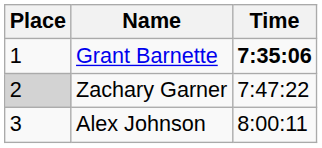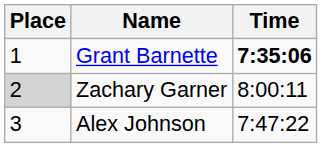(273, 90) 7:47:22 -> (273, 90) 8:00:11
(273, 124) 8:00:11 -> (273, 124) 7:47:22
